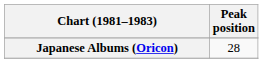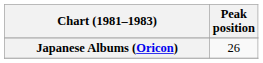(234, 48) 28 -> (234, 48) 26
